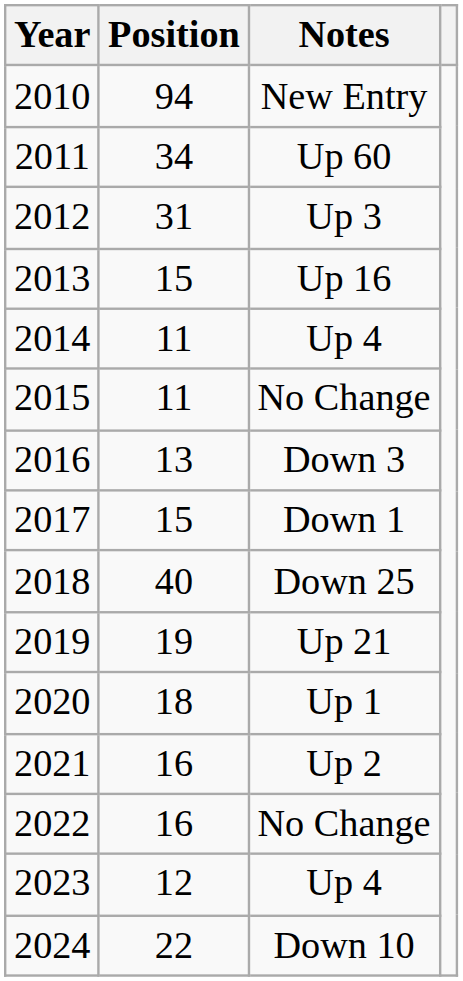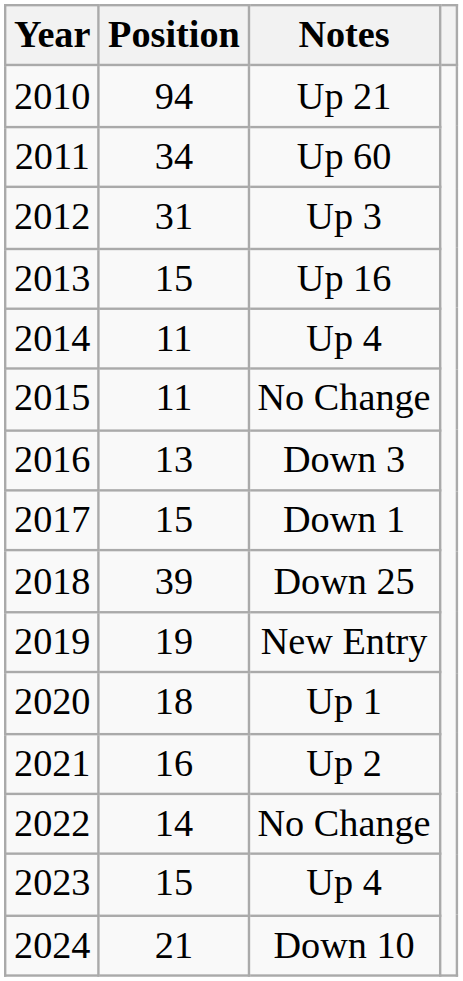(344, 95) New Entry -> (344, 95) Up 21
(174, 580) 40 -> (174, 580) 39
(344, 641) Up 21 -> (344, 641) New Entry
(174, 823) 16 -> (174, 823) 14
(174, 883) 12 -> (174, 883) 15
(174, 944) 22 -> (174, 944) 21
